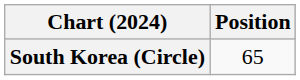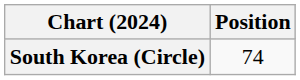(253, 56) 65 -> (253, 56) 74
